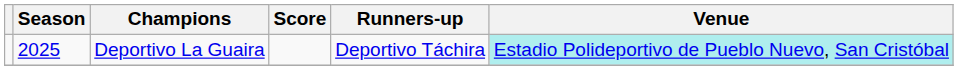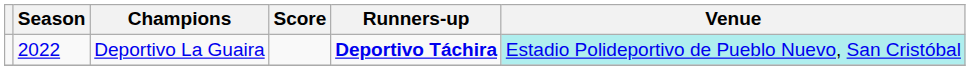(39, 49) 2025 -> (39, 49) 2022
(410, 49) normal -> (416, 49) bold
